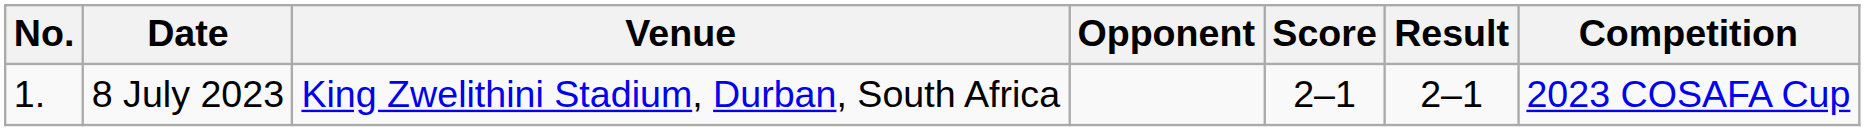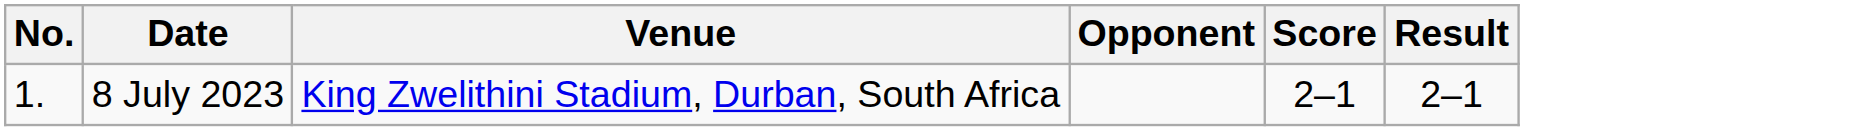- column: (1688, 34)
